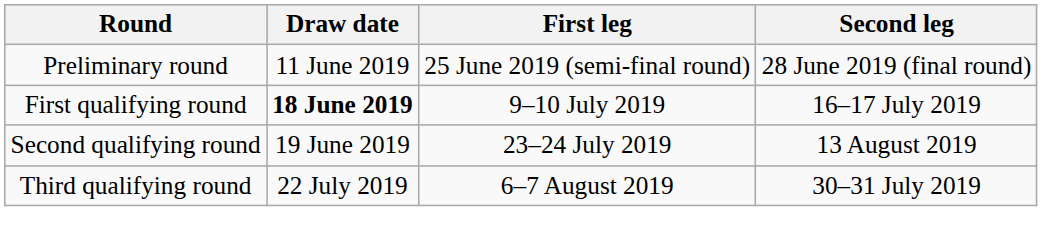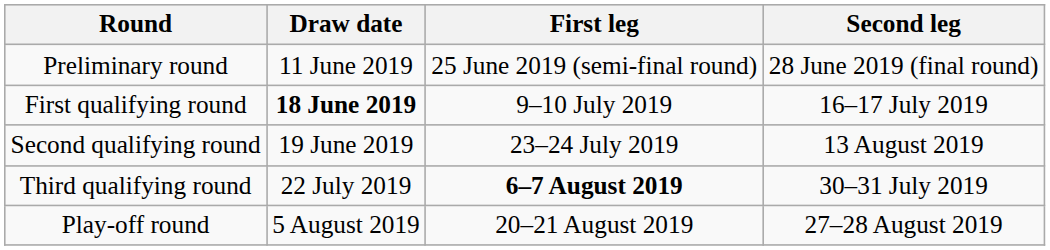(587, 184) normal -> (594, 184) bold
+ row: (136, 225)
